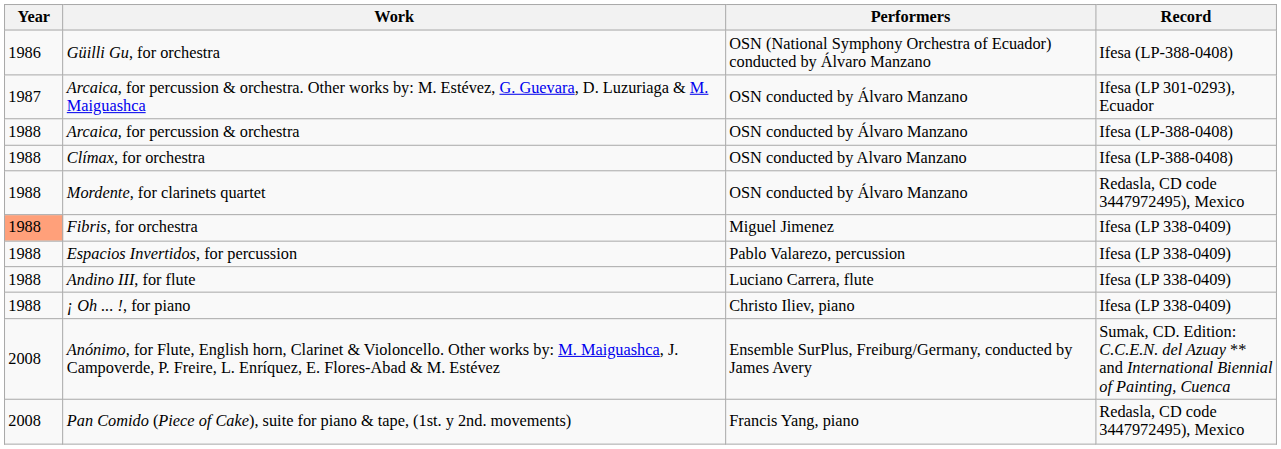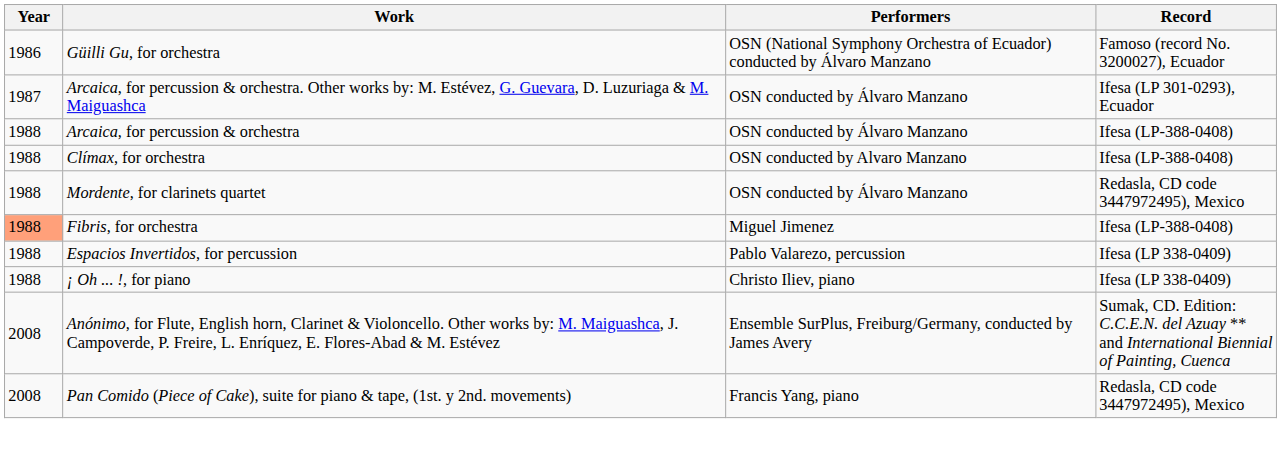(1166, 52) Ifesa (LP-388-0408) -> (1165, 52) Famoso (record No. 3200027), Ecuador
(1165, 227) Ifesa (LP 338-0409) -> (1166, 227) Ifesa (LP-388-0408)
- row: (131, 279)
